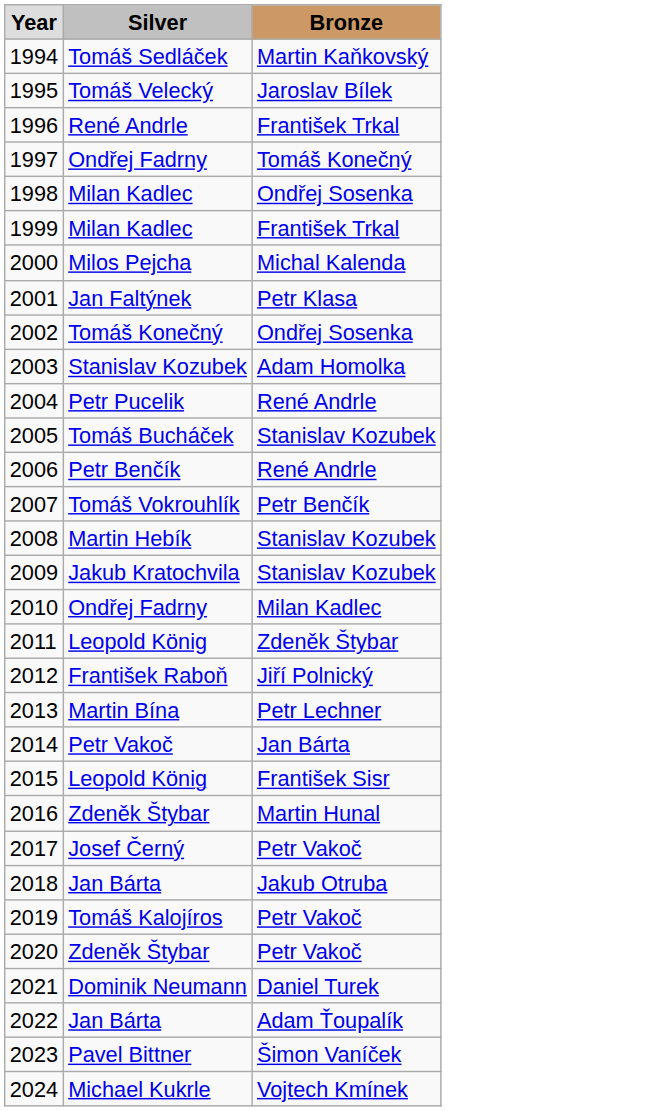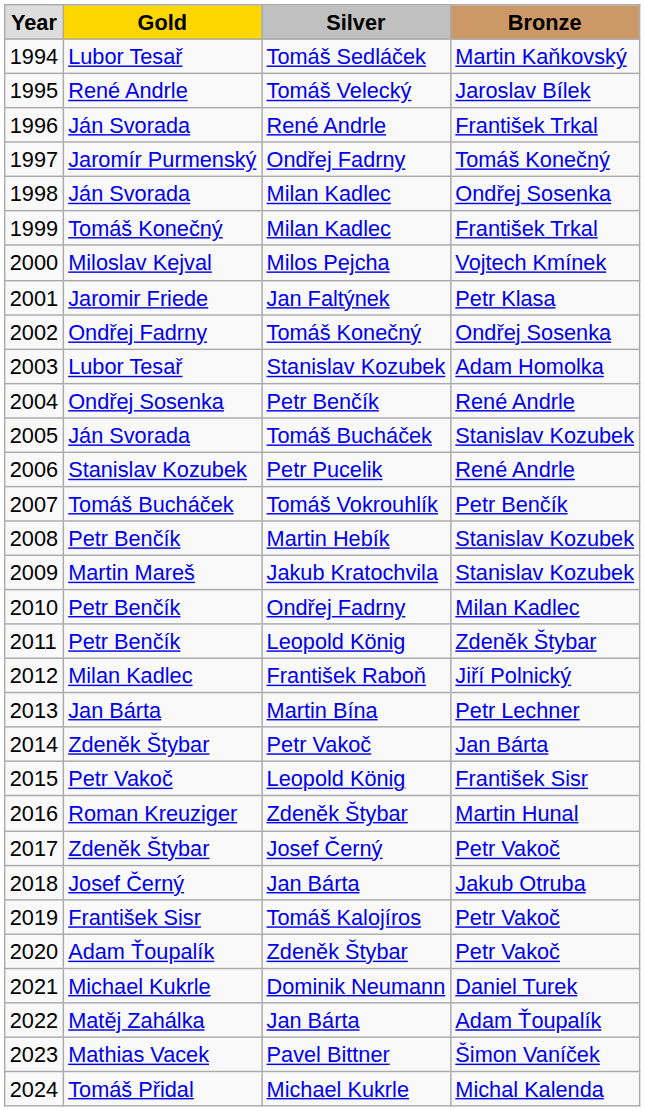+ column: (162, 22)
(331, 263) Michal Kalenda -> (531, 263) Vojtech Kmínek
(126, 401) Petr Pucelik -> (323, 401) Petr Benčík
(124, 469) Petr Benčík -> (325, 469) Petr Pucelik
(332, 1089) Vojtech Kmínek -> (530, 1089) Michal Kalenda
